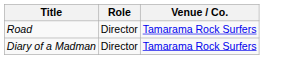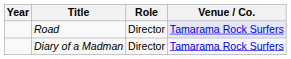+ column: (18, 12)
(200, 29) no background -> (227, 29) lavender background
